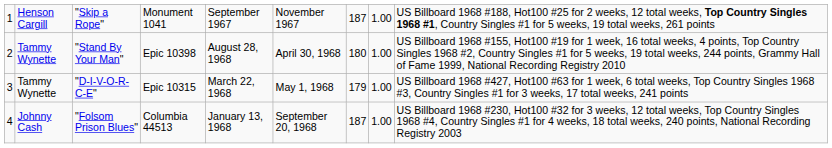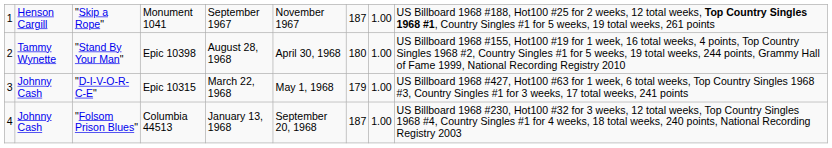(37, 87) Tammy Wynette -> (35, 87) Johnny Cash
